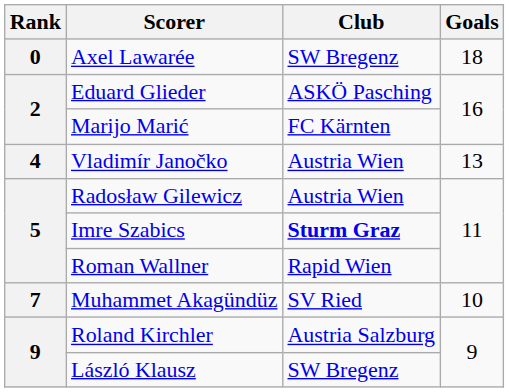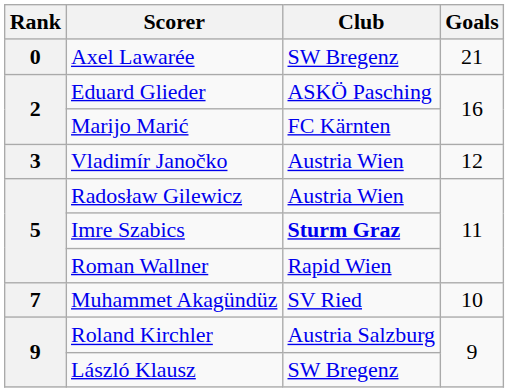(472, 56) 18 -> (472, 56) 21
(35, 160) 4 -> (35, 160) 3
(472, 160) 13 -> (472, 160) 12
